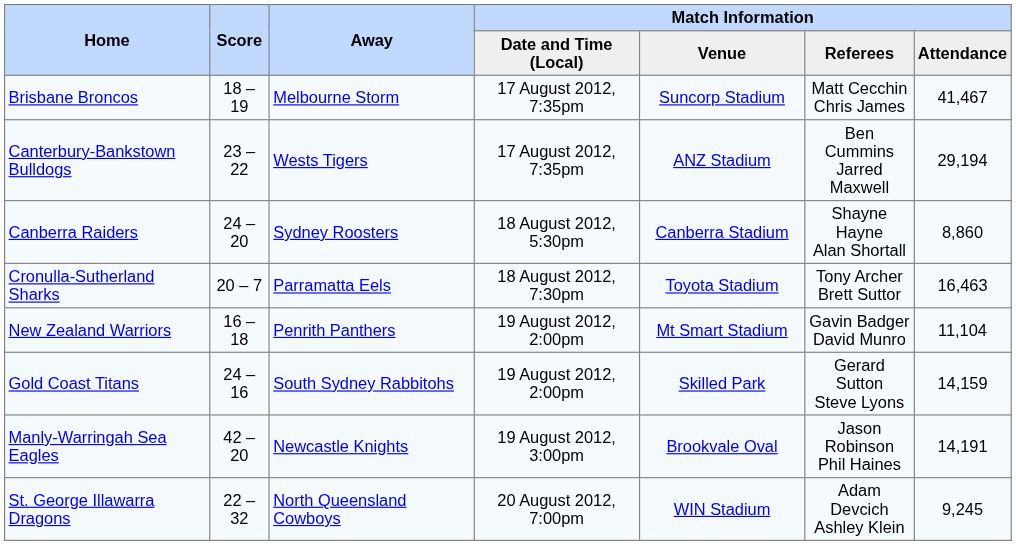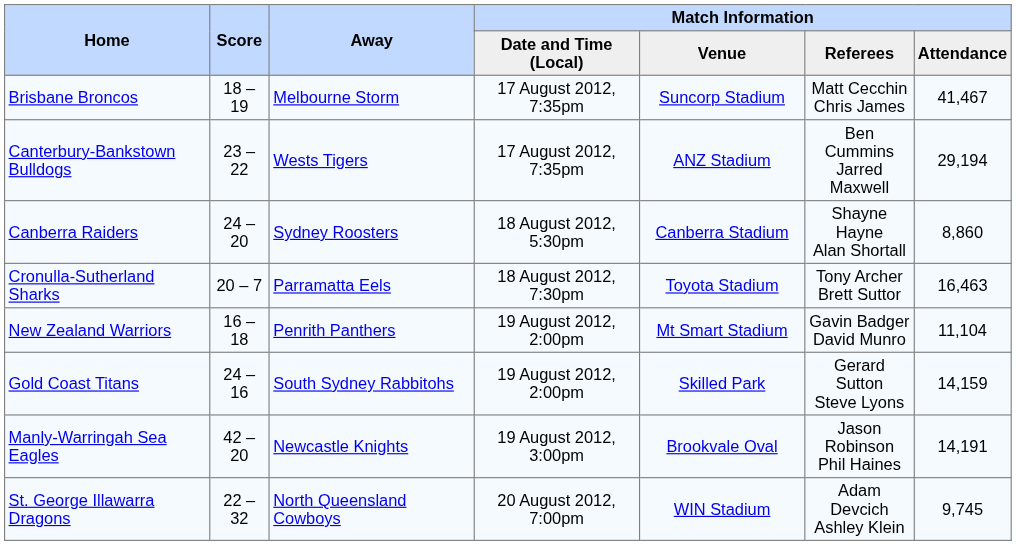(962, 509) 9,245 -> (962, 509) 9,745
